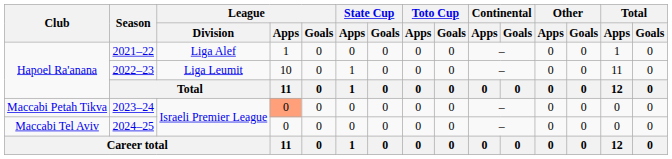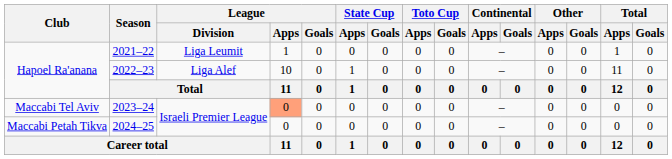(213, 51) Liga Alef -> (213, 51) Liga Leumit
(213, 70) Liga Leumit -> (213, 70) Liga Alef
(57, 107) Maccabi Petah Tikva -> (57, 107) Maccabi Tel Aviv
(57, 126) Maccabi Tel Aviv -> (57, 126) Maccabi Petah Tikva
